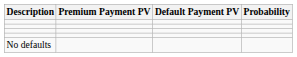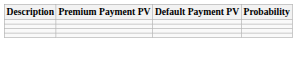- row: (29, 45)
